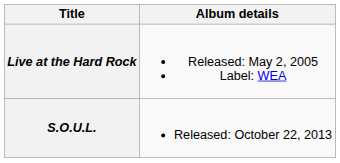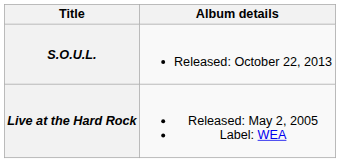rows swapped: (72, 61) <-> (72, 128)
